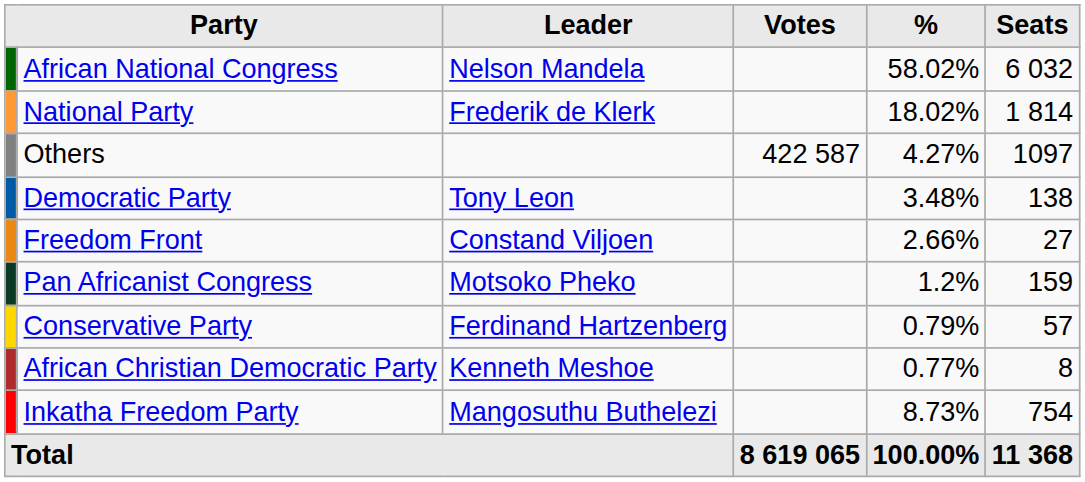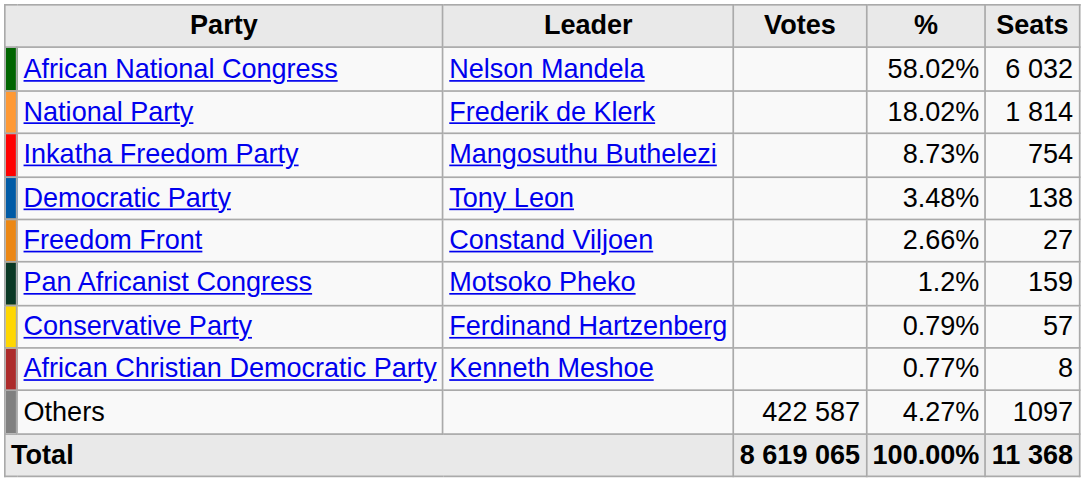rows swapped: (161, 411) <-> (64, 154)
